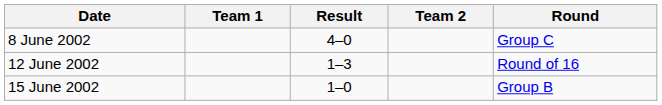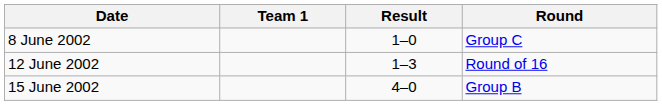- column: (441, 16)
(339, 40) 4–0 -> (404, 40) 1–0
(339, 87) 1–0 -> (404, 87) 4–0
